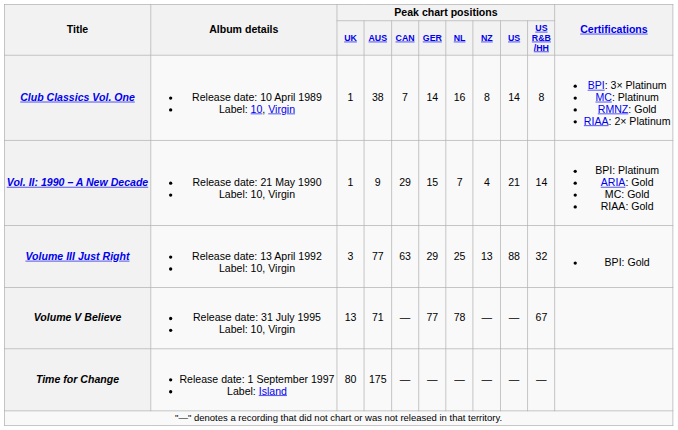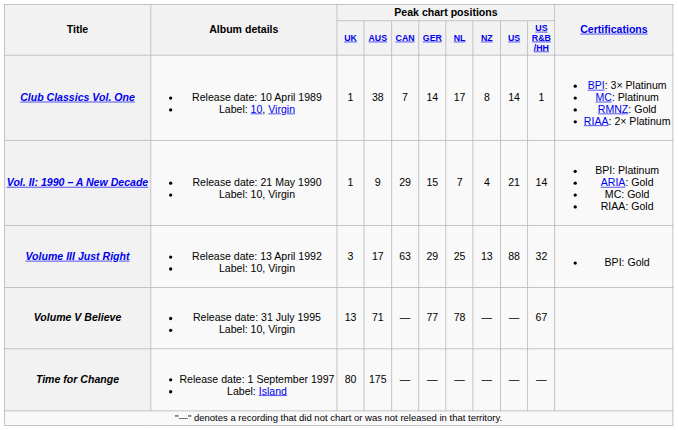(460, 97) 16 -> (460, 97) 17
(541, 97) 8 -> (541, 97) 1
(378, 256) 77 -> (378, 256) 17
